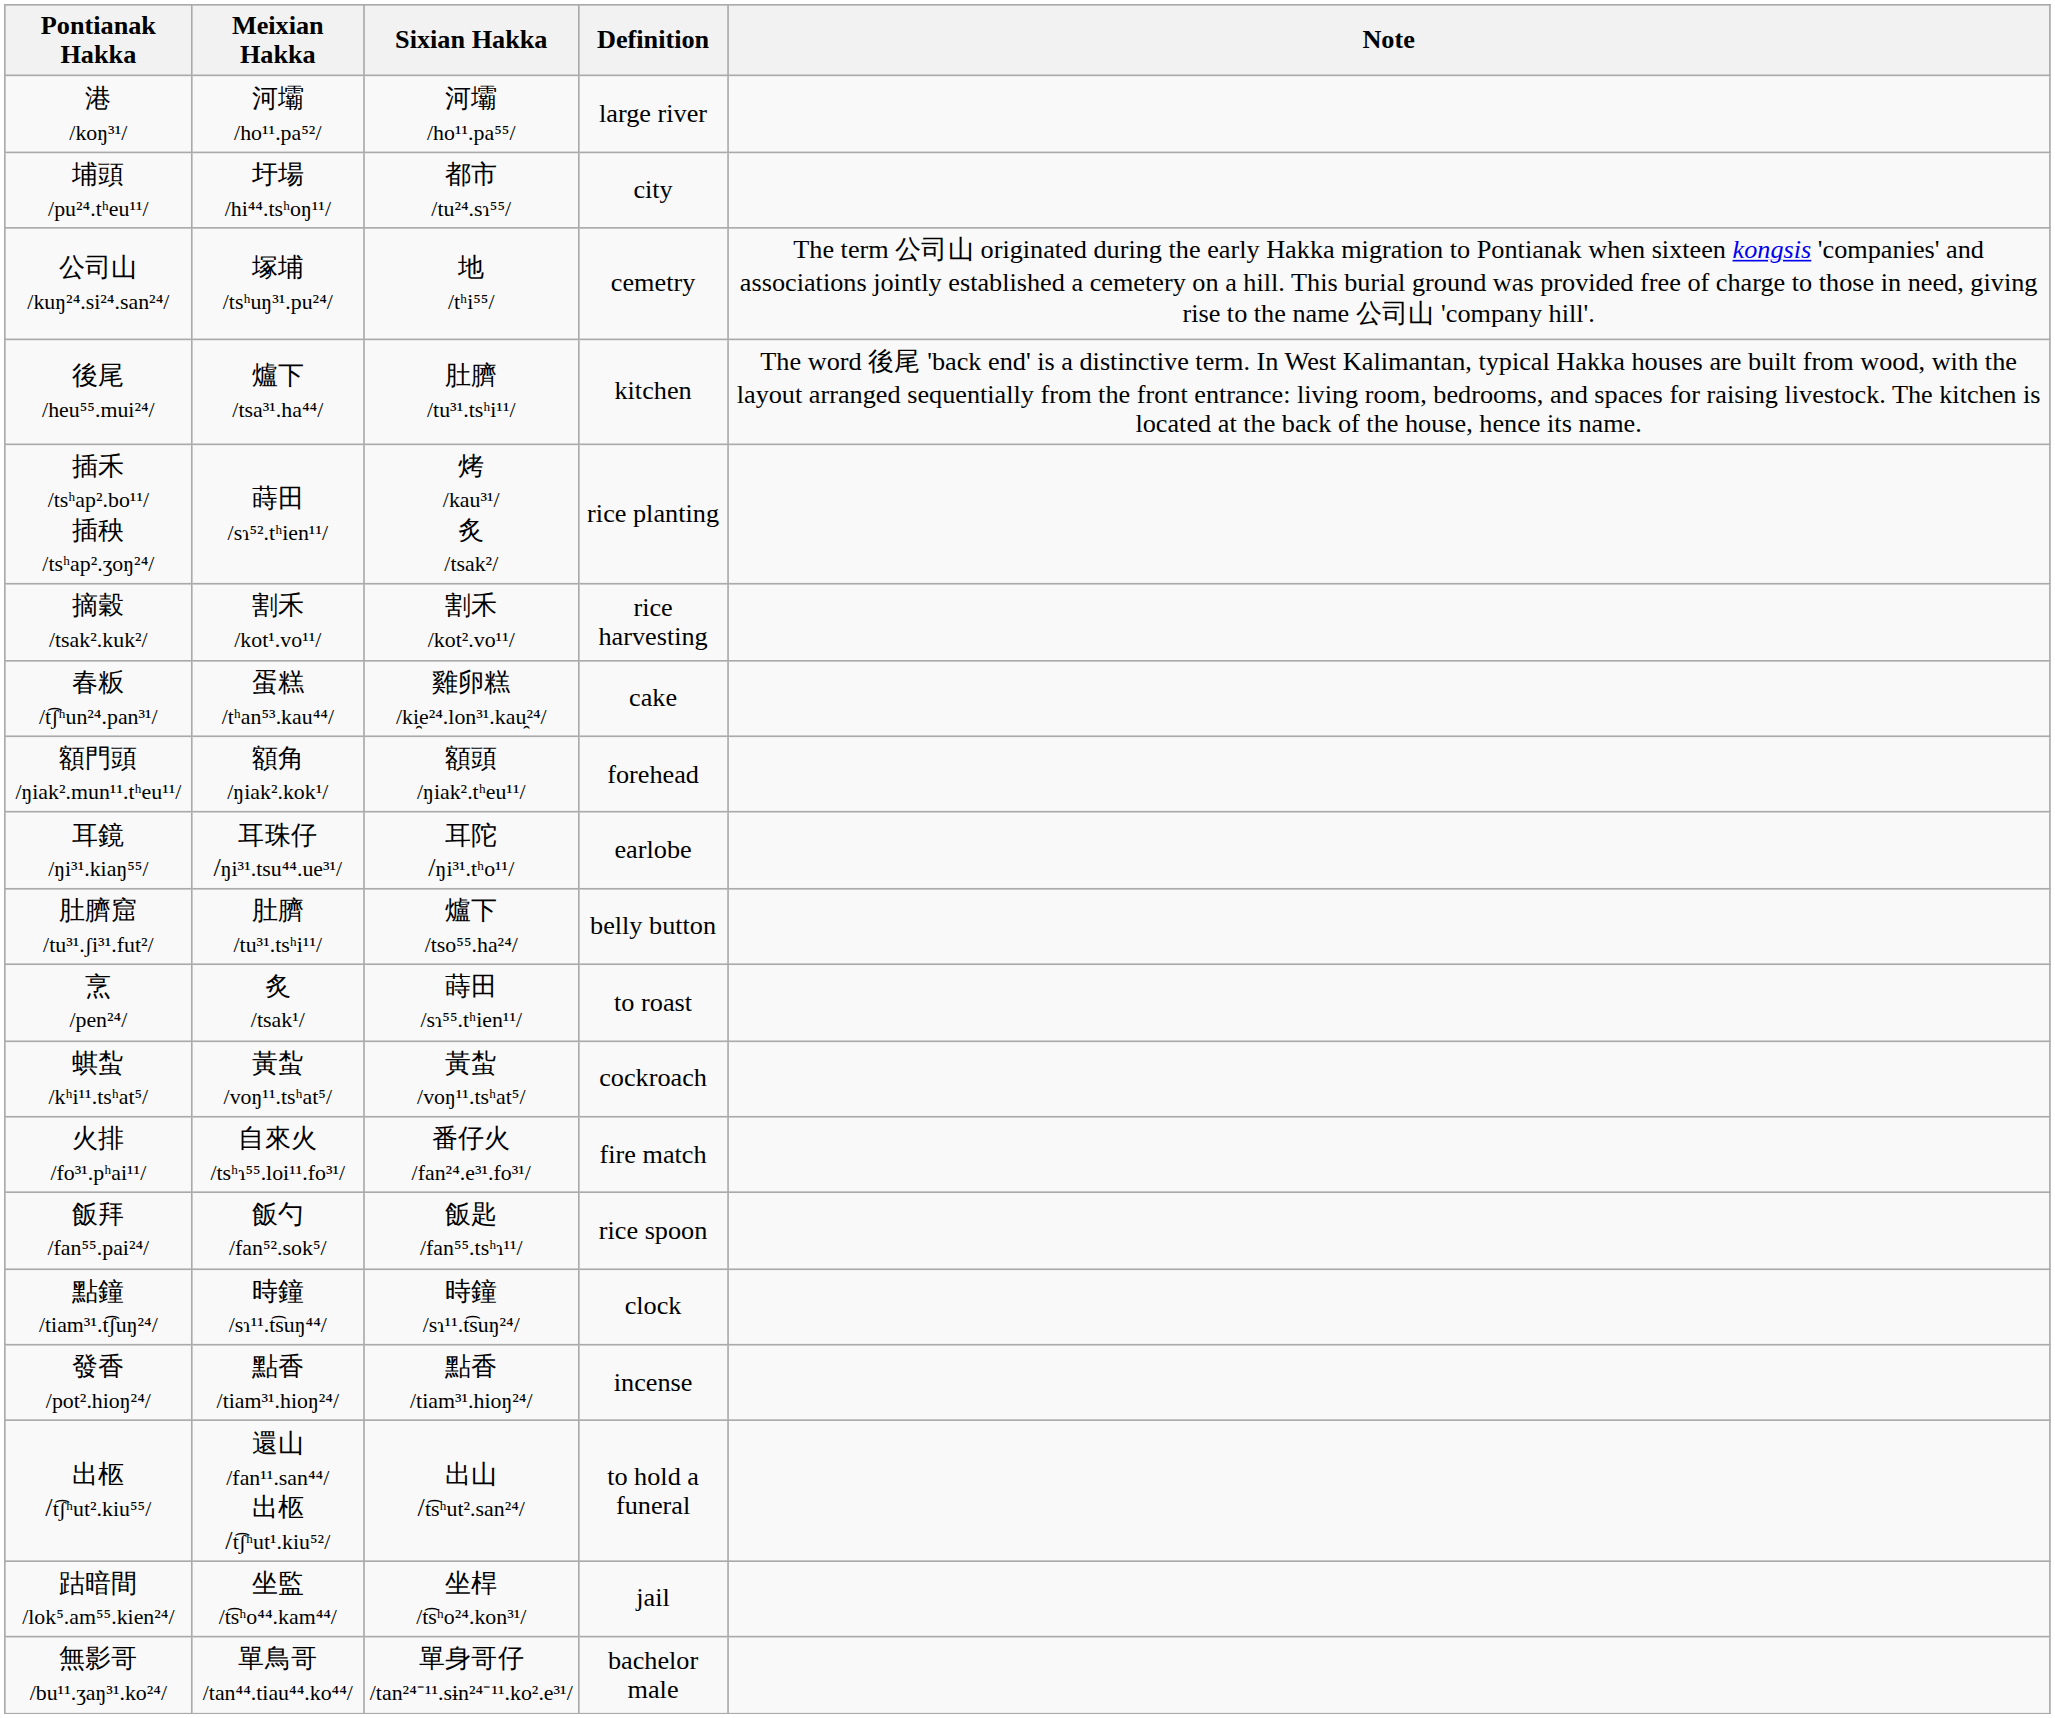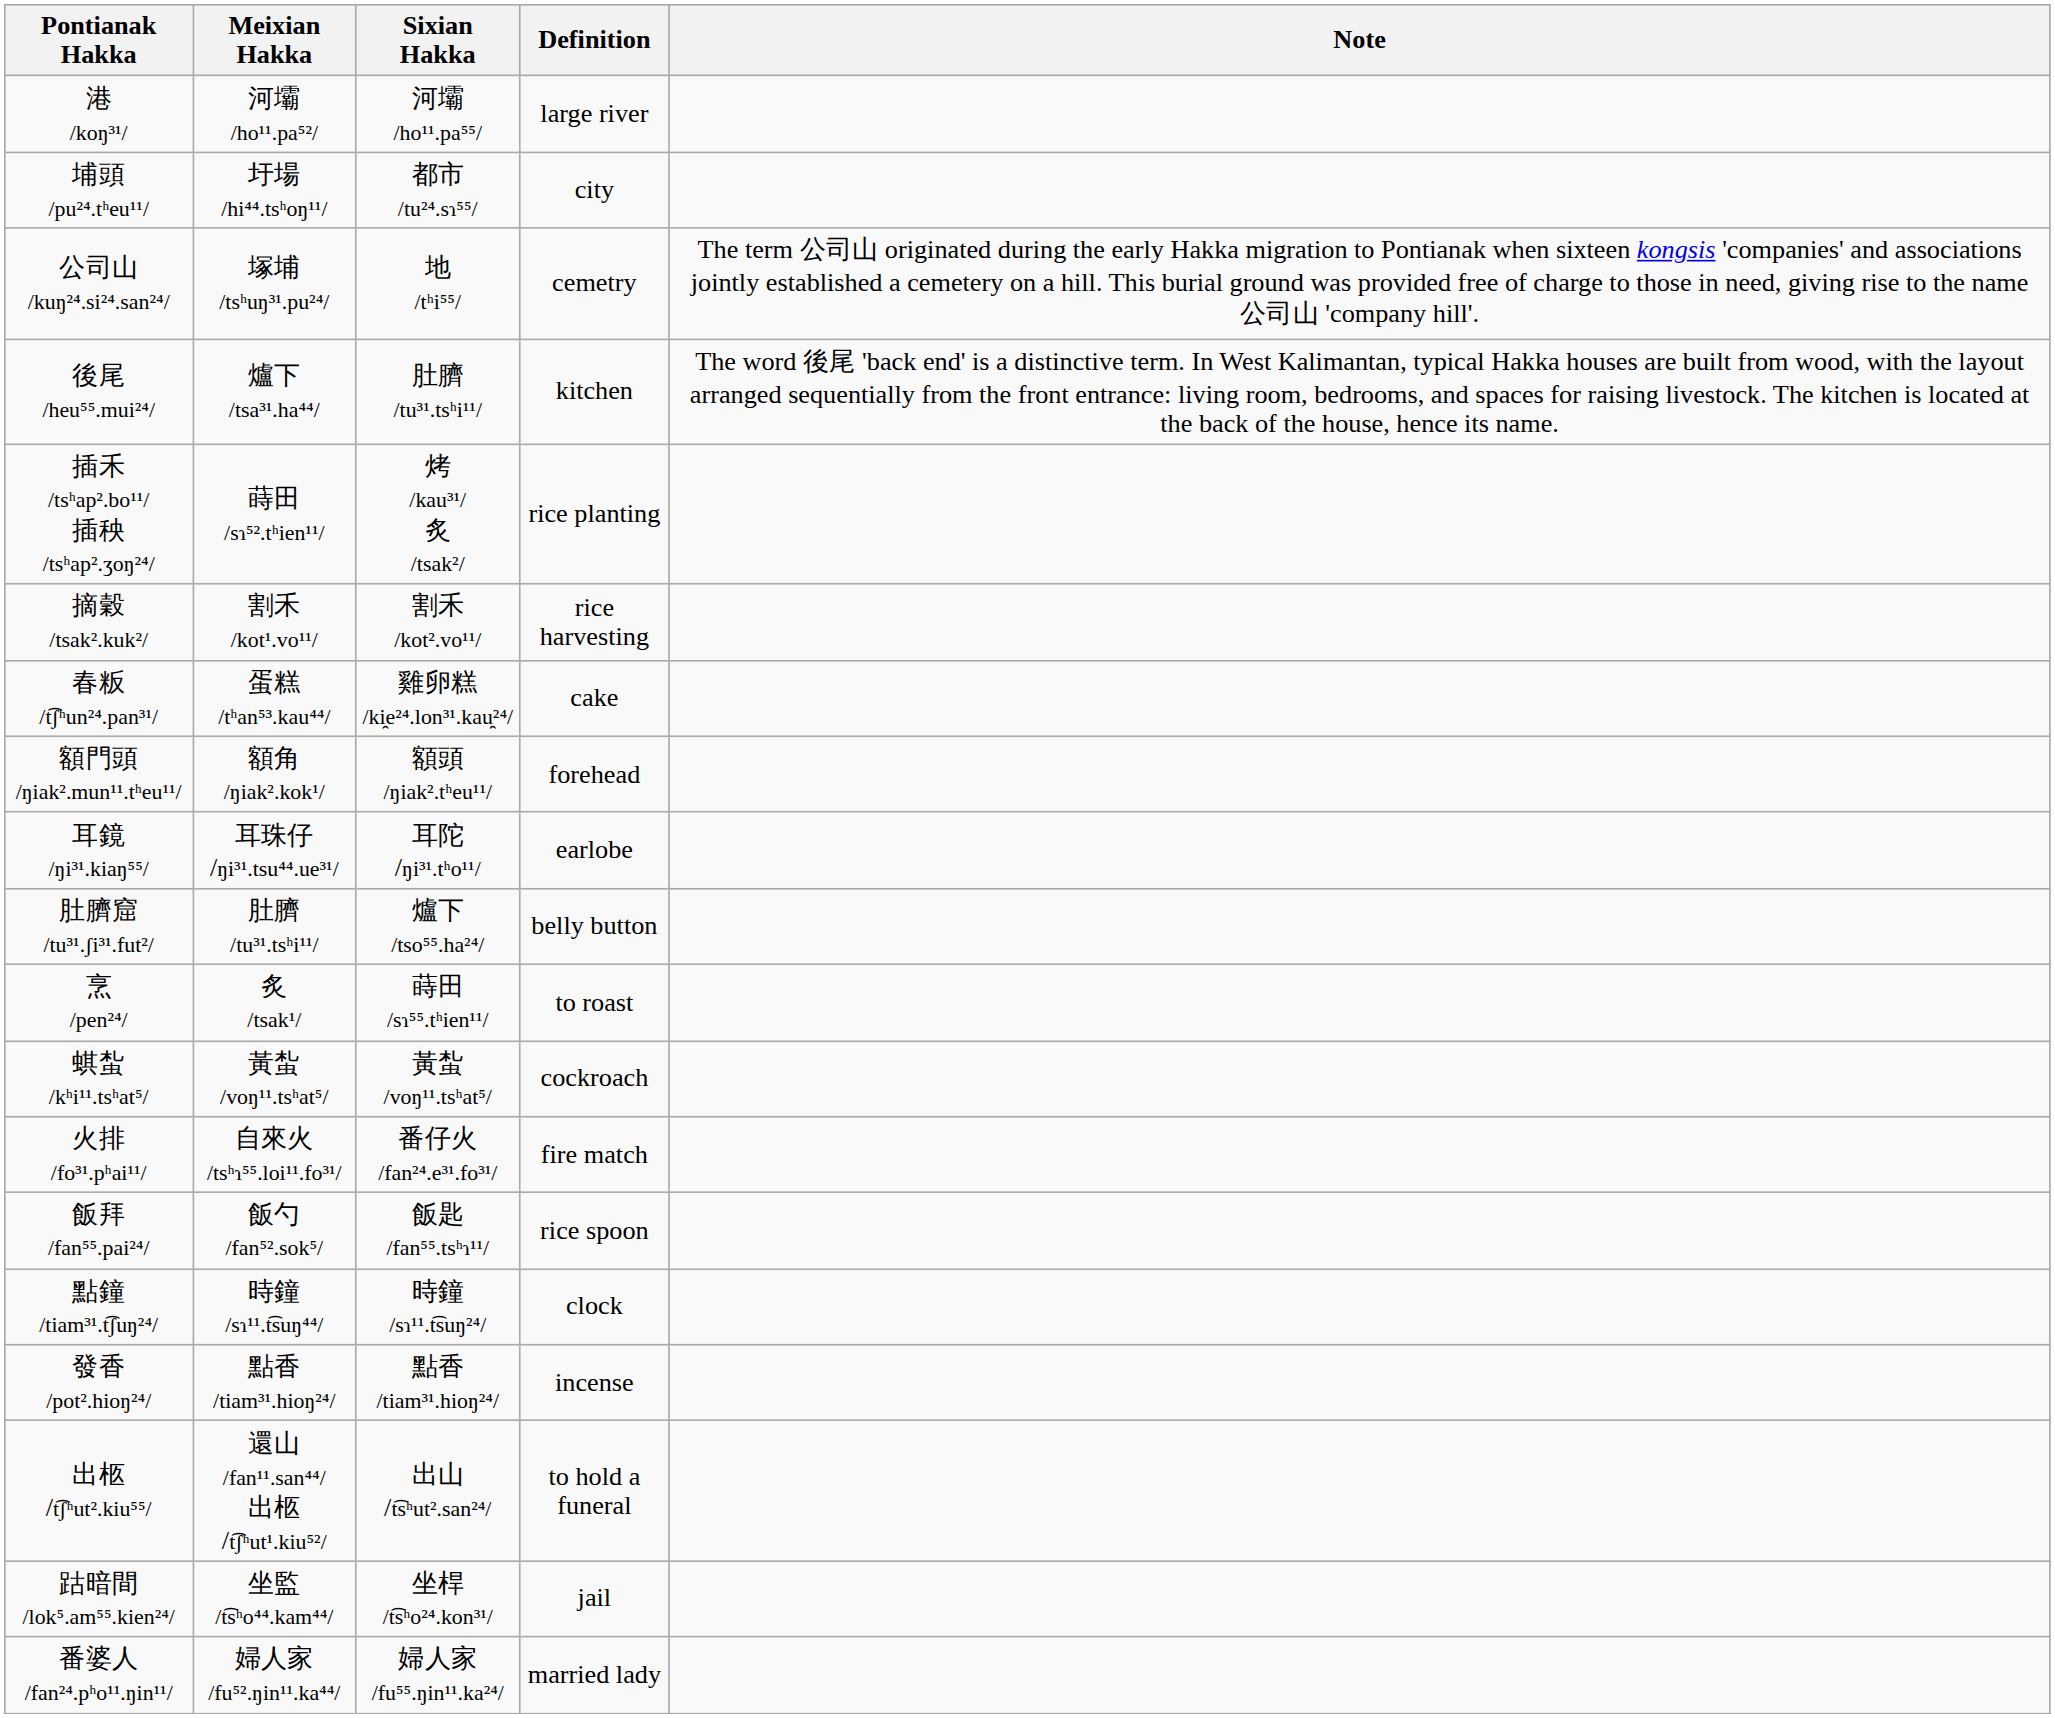+ row: (99, 1675)
- row: (98, 1675)
